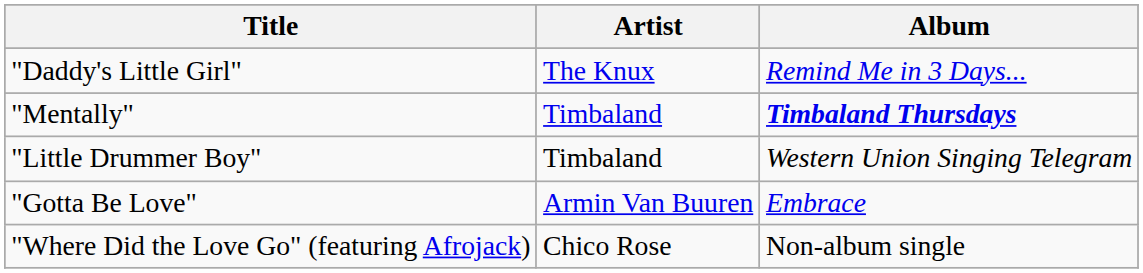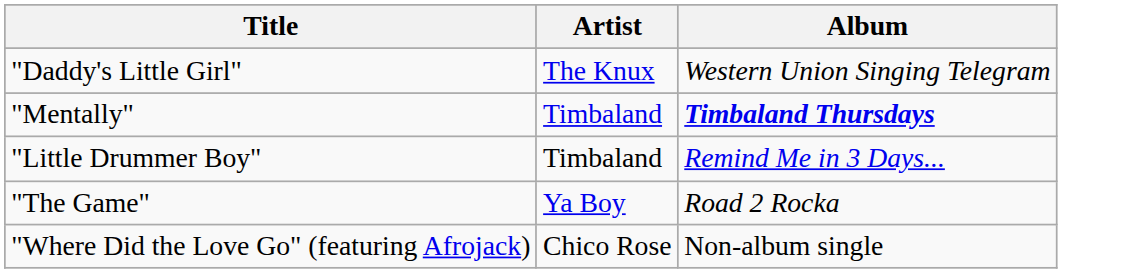(896, 70) Remind Me in 3 Days... -> (867, 70) Western Union Singing Telegram
(949, 158) Western Union Singing Telegram -> (815, 158) Remind Me in 3 Days...
- row: (104, 202)
+ row: (81, 202)
